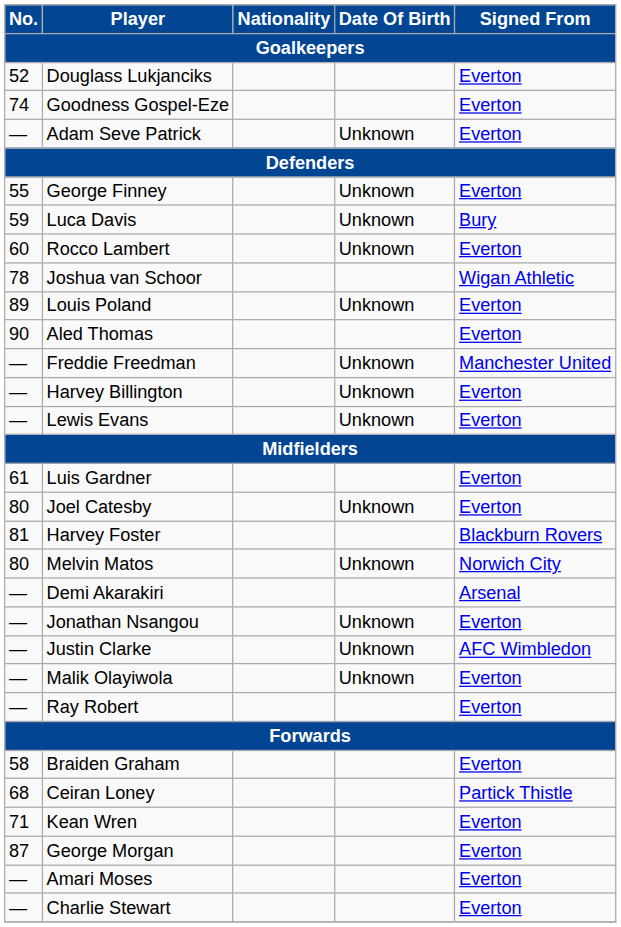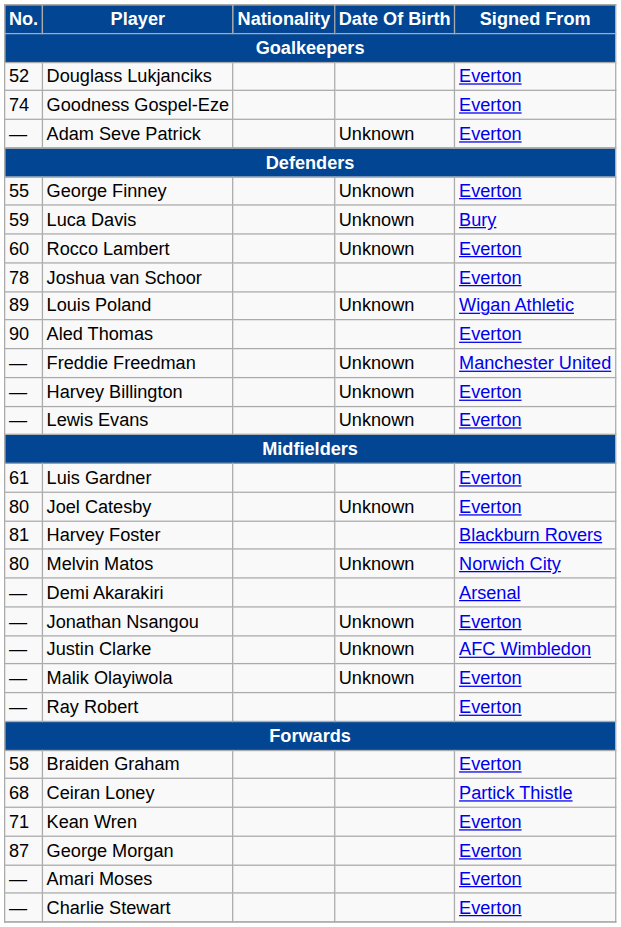(517, 277) Wigan Athletic -> (490, 277) Everton
(490, 306) Everton -> (517, 306) Wigan Athletic
